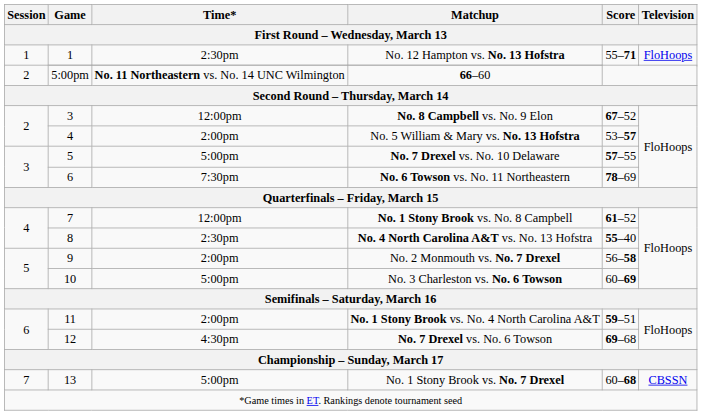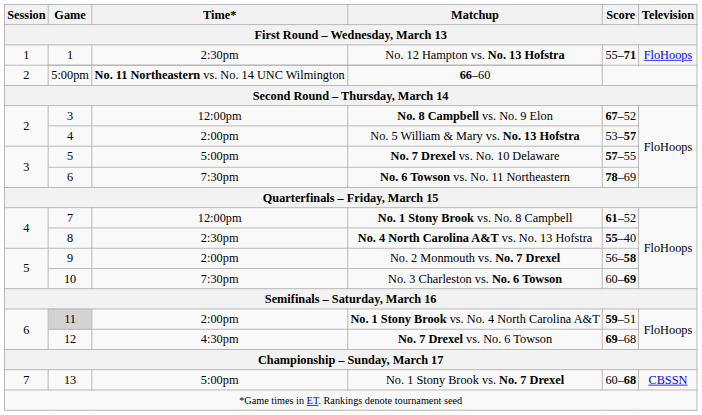(220, 278) 5:00pm -> (220, 278) 7:30pm
(70, 319) no background -> (70, 319) lightgrey background
